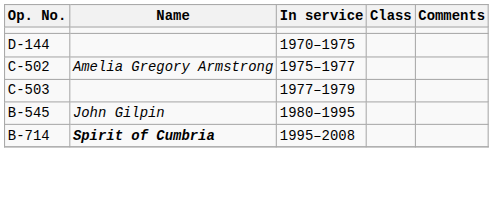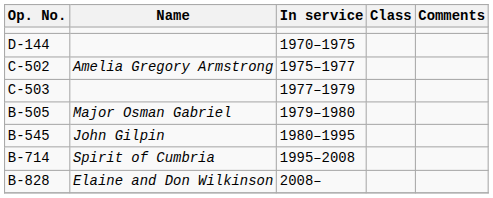+ row: (29, 113)
(144, 136) bold -> (144, 159) normal
+ row: (29, 181)
